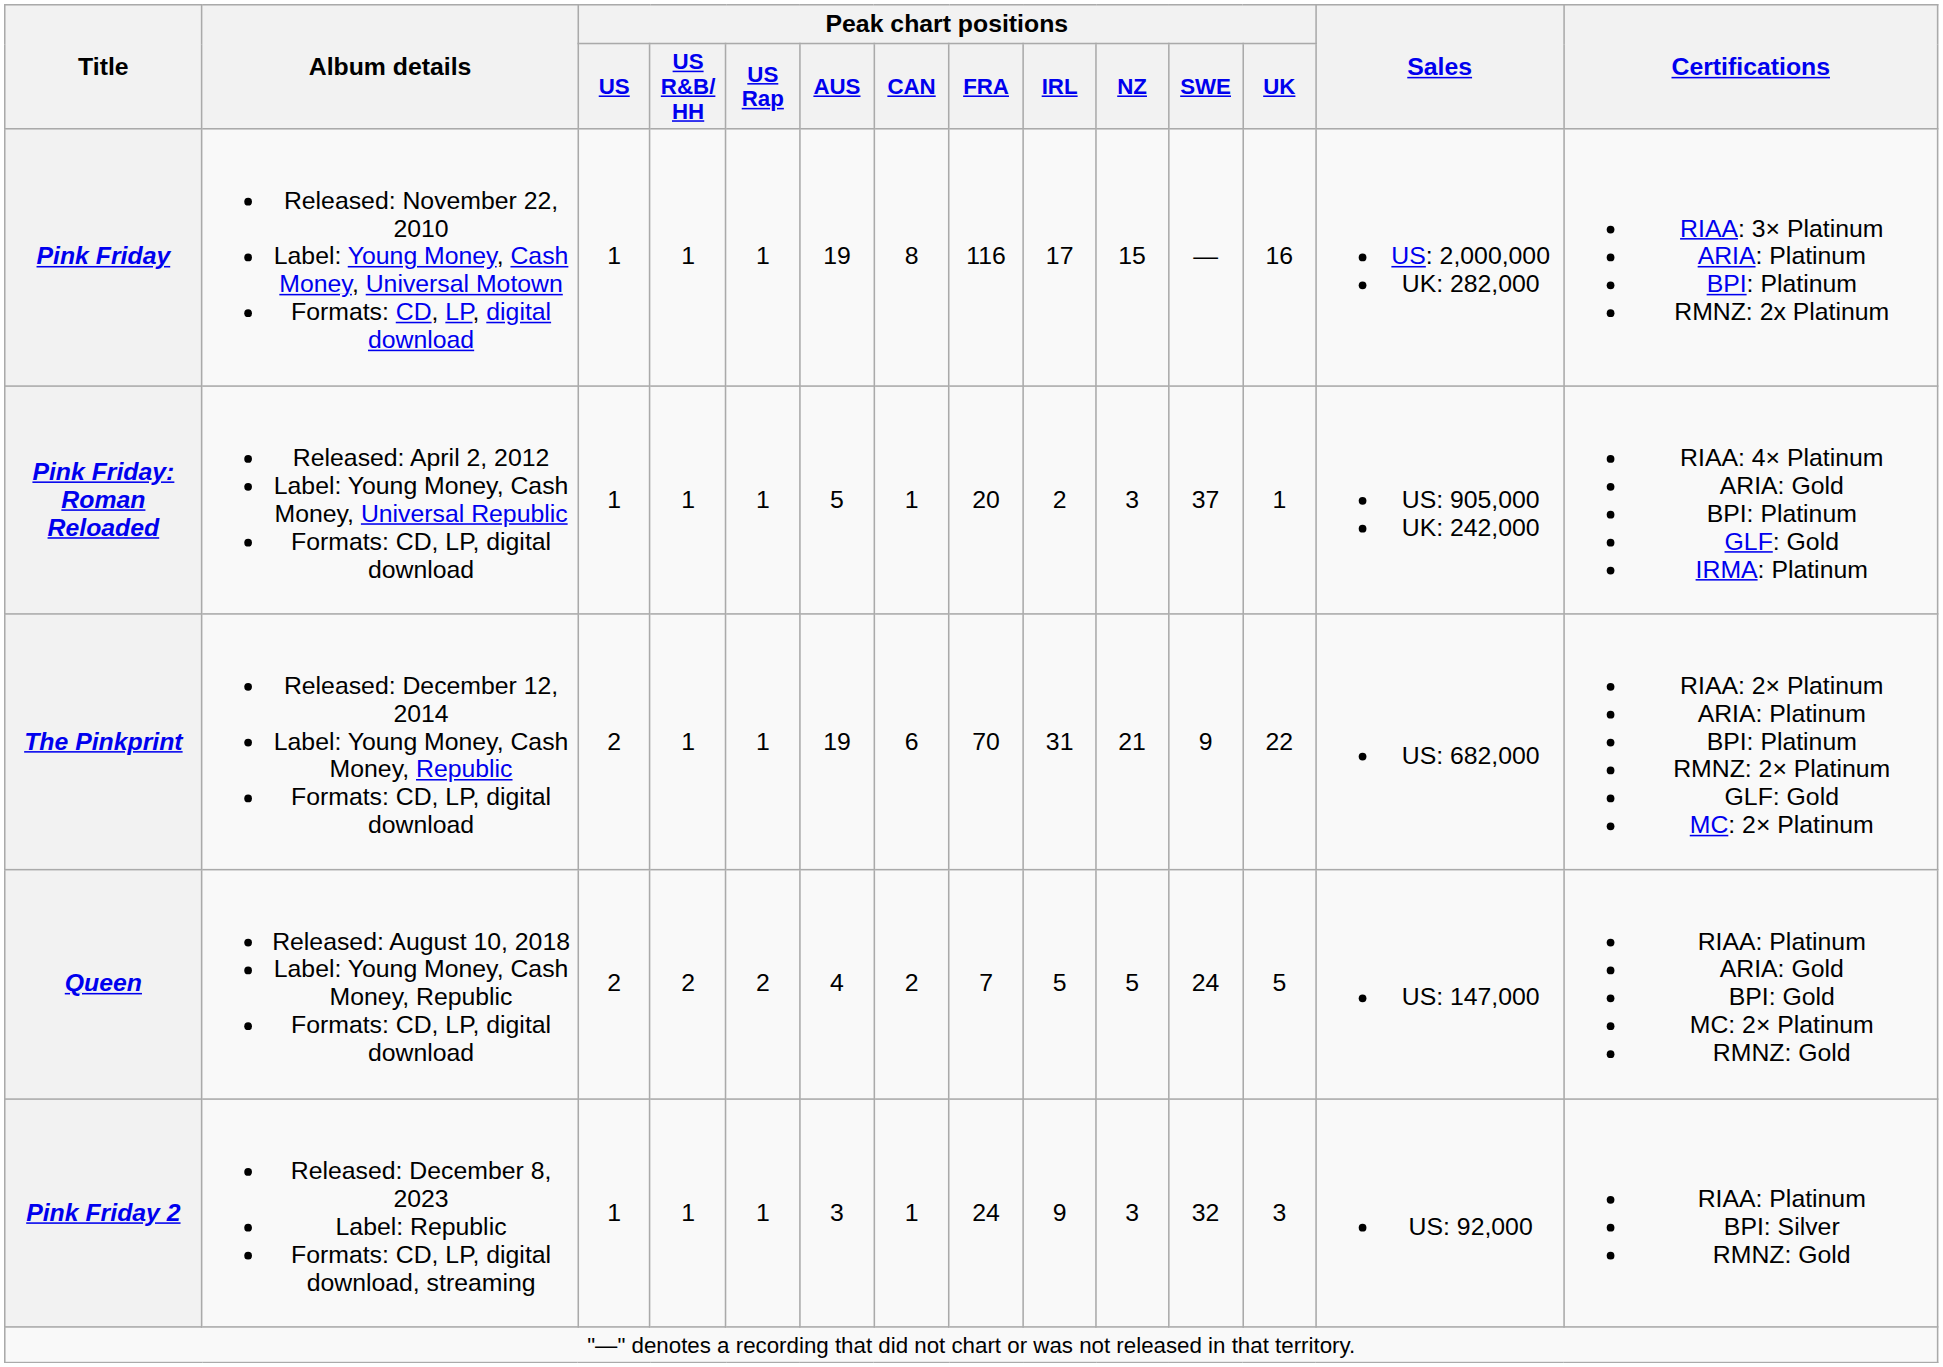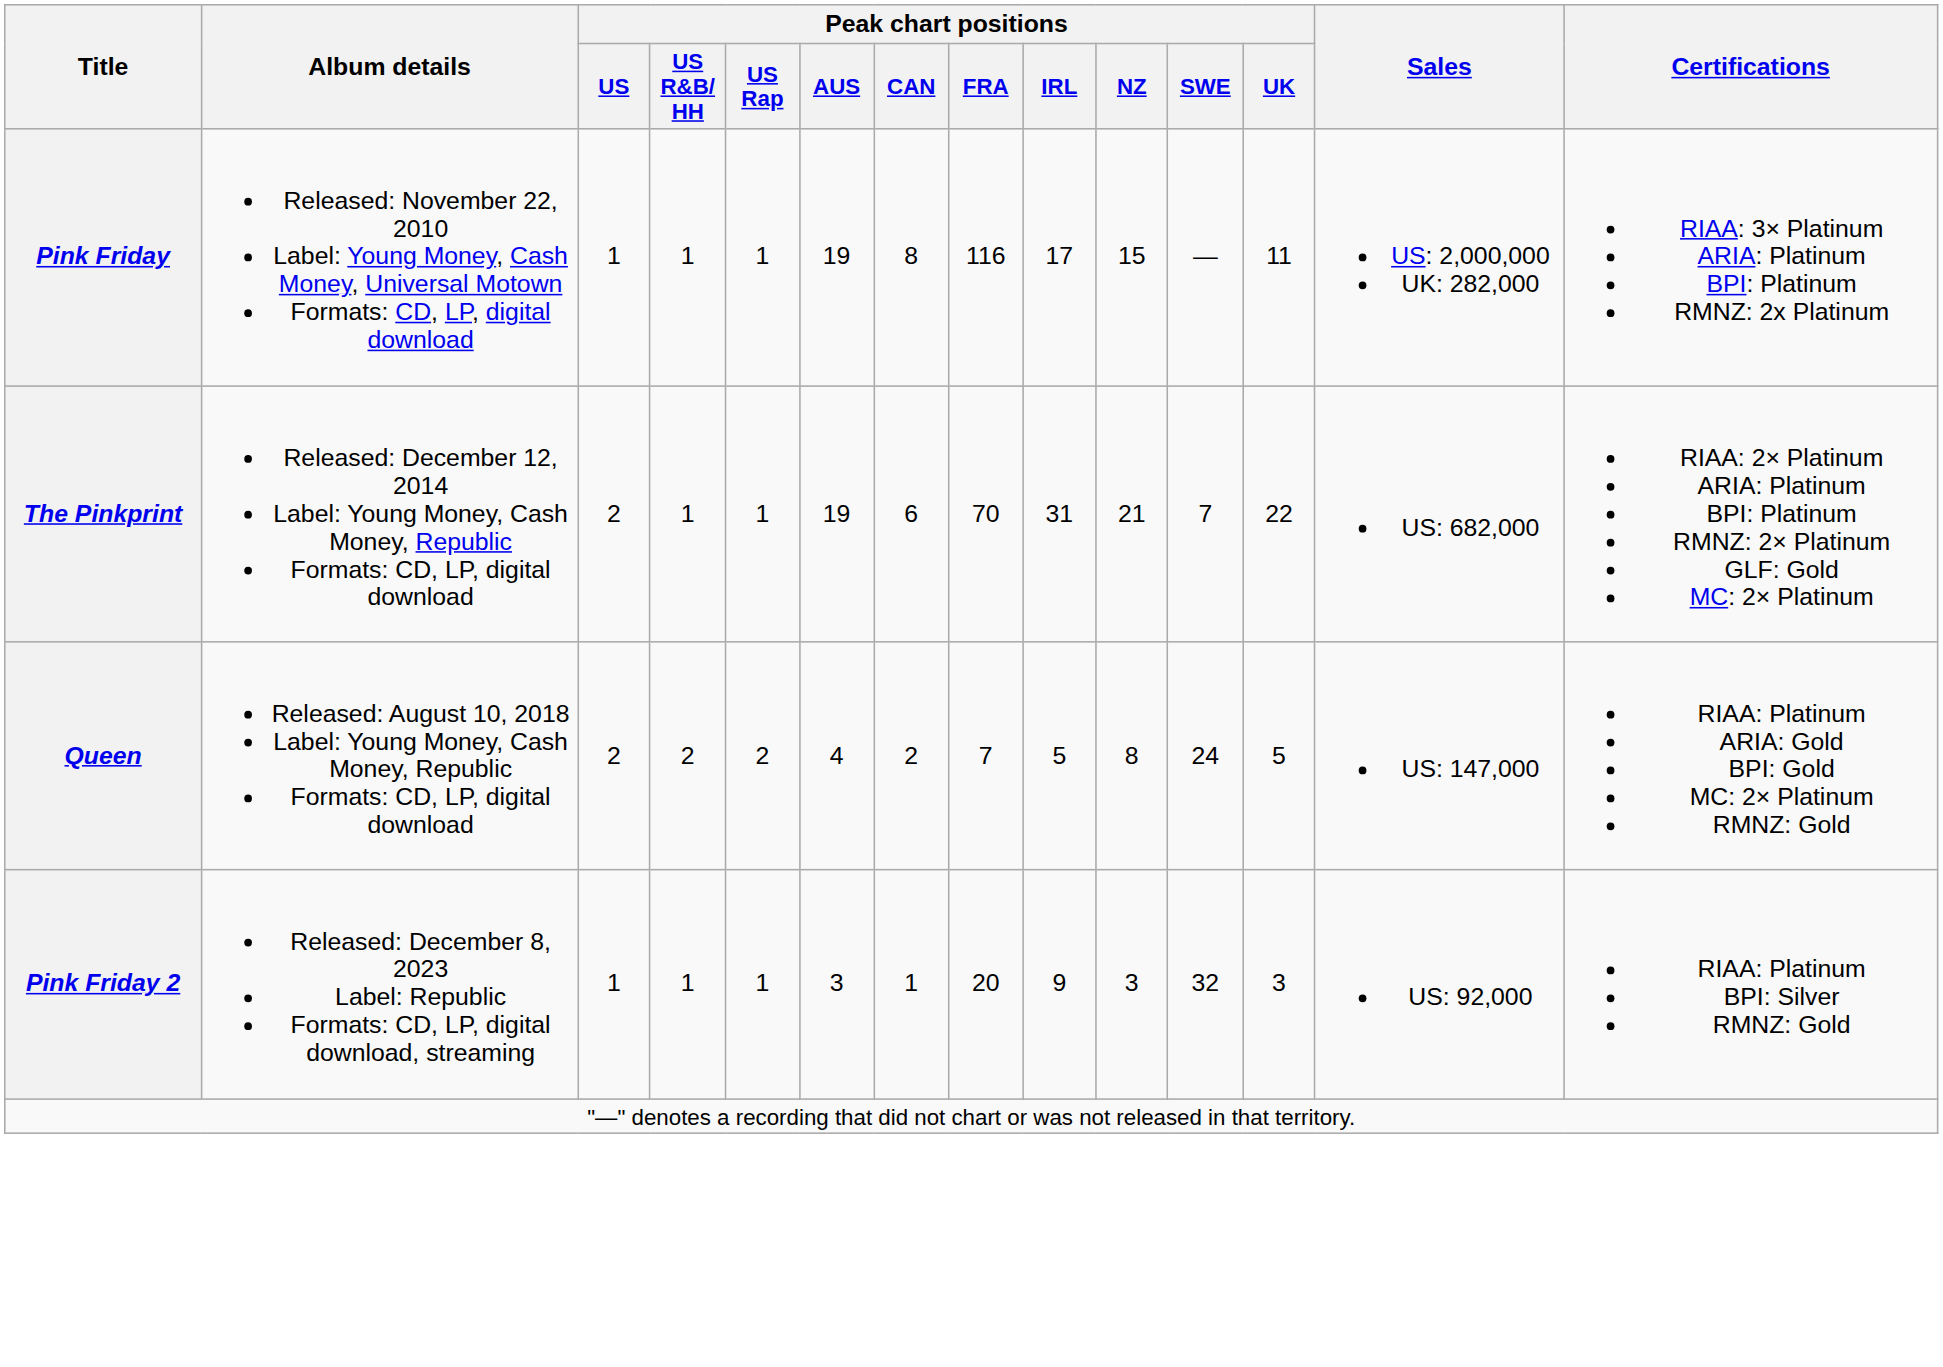(1279, 256) 16 -> (1279, 256) 11
- row: (103, 499)
(1206, 741) 9 -> (1205, 513) 7
(1132, 984) 5 -> (1132, 755) 8
(986, 1212) 24 -> (986, 984) 20
